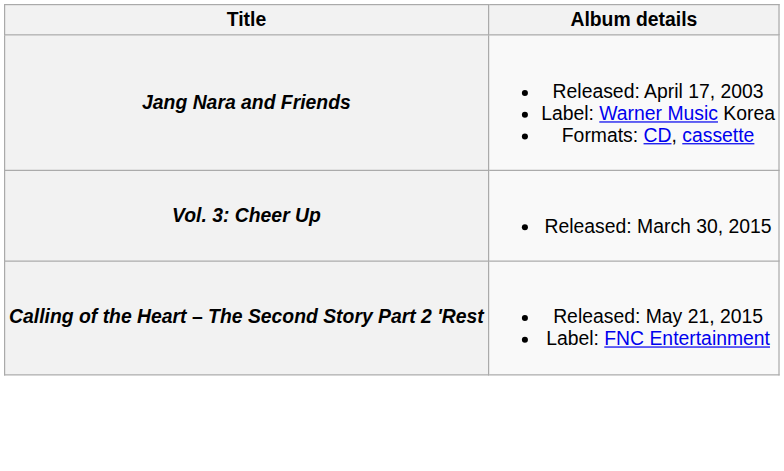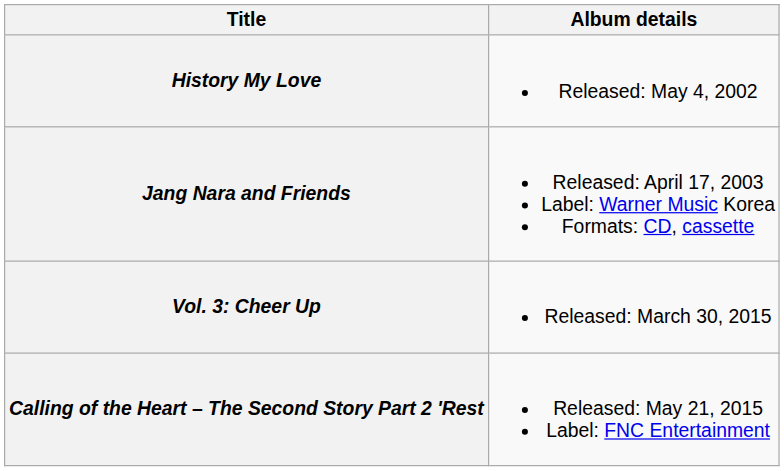+ row: (246, 80)
